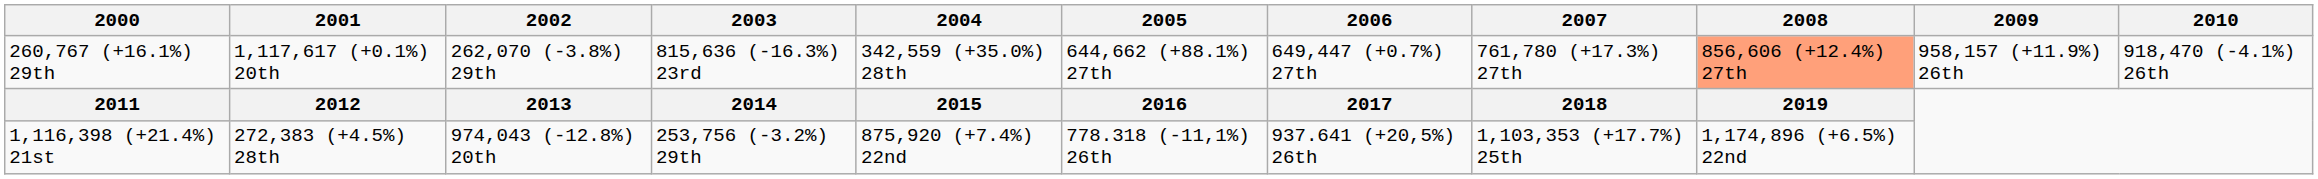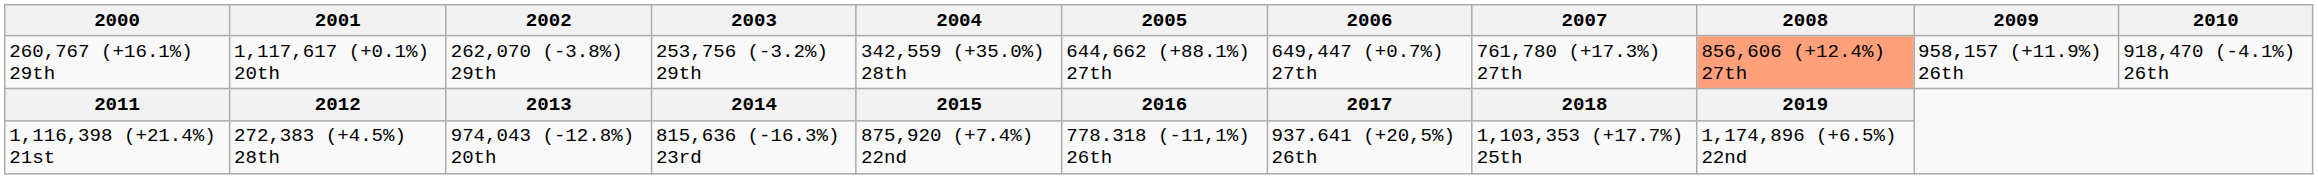(748, 62) 815,636 (-16.3%) 23rd -> (742, 62) 253,756 (-3.2%) 29th
(742, 147) 253,756 (-3.2%) 29th -> (748, 147) 815,636 (-16.3%) 23rd
